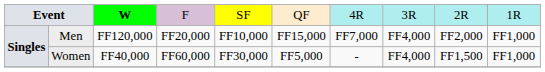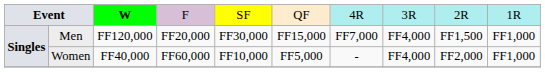(243, 36) FF10,000 -> (243, 36) FF30,000
(461, 36) FF2,000 -> (461, 36) FF1,500
(243, 57) FF30,000 -> (243, 57) FF10,000
(461, 57) FF1,500 -> (461, 57) FF2,000
